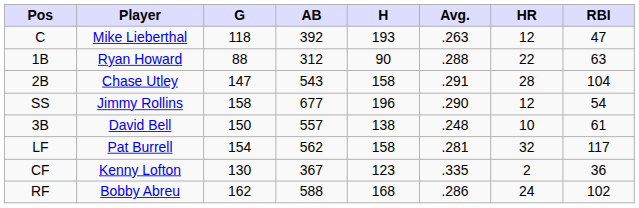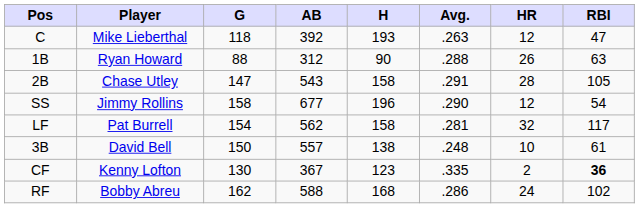(527, 59) 22 -> (527, 59) 26
(599, 81) 104 -> (599, 81) 105
rows swapped: (40, 125) <-> (40, 147)
(599, 170) normal -> (599, 170) bold
